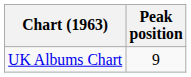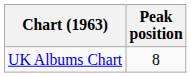(156, 59) 9 -> (156, 59) 8
